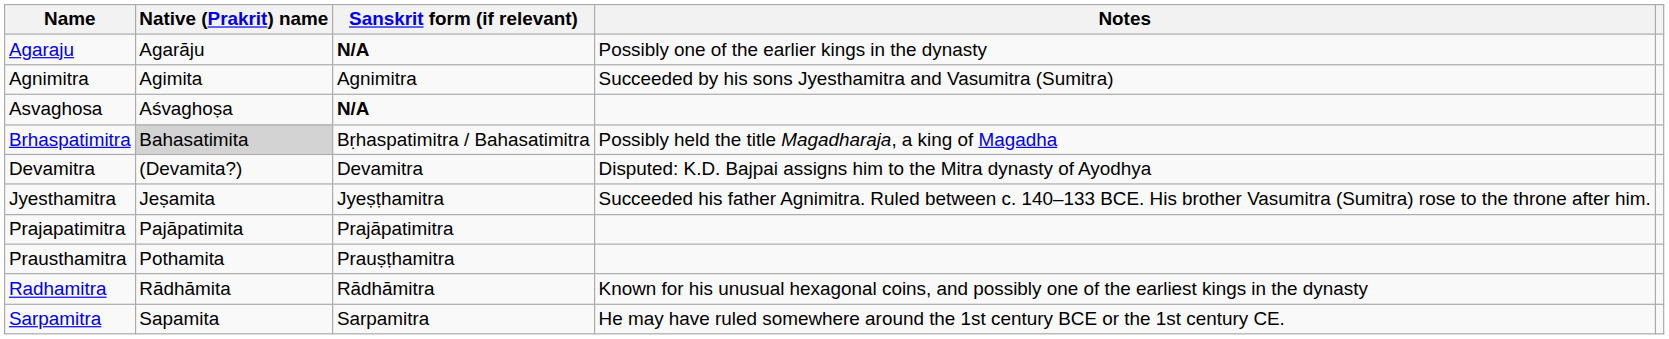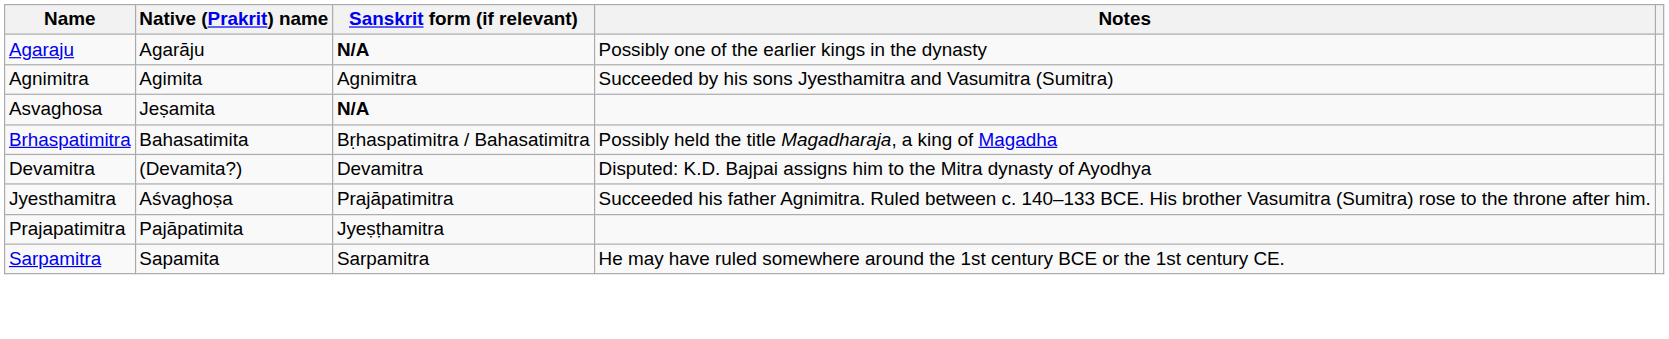(186, 109) Aśvaghoṣa -> (177, 109) Jeṣamita
(194, 139) lightgrey background -> (194, 139) no background
(177, 199) Jeṣamita -> (186, 199) Aśvaghoṣa
(390, 199) Jyeṣṭhamitra -> (395, 199) Prajāpatimitra
(395, 229) Prajāpatimitra -> (390, 229) Jyeṣṭhamitra
- row: (68, 259)
- row: (58, 288)
